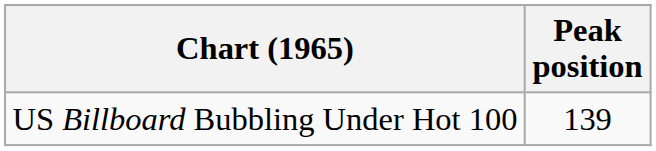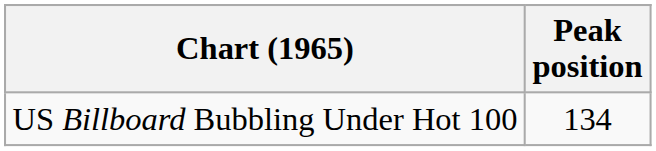(587, 118) 139 -> (587, 118) 134
